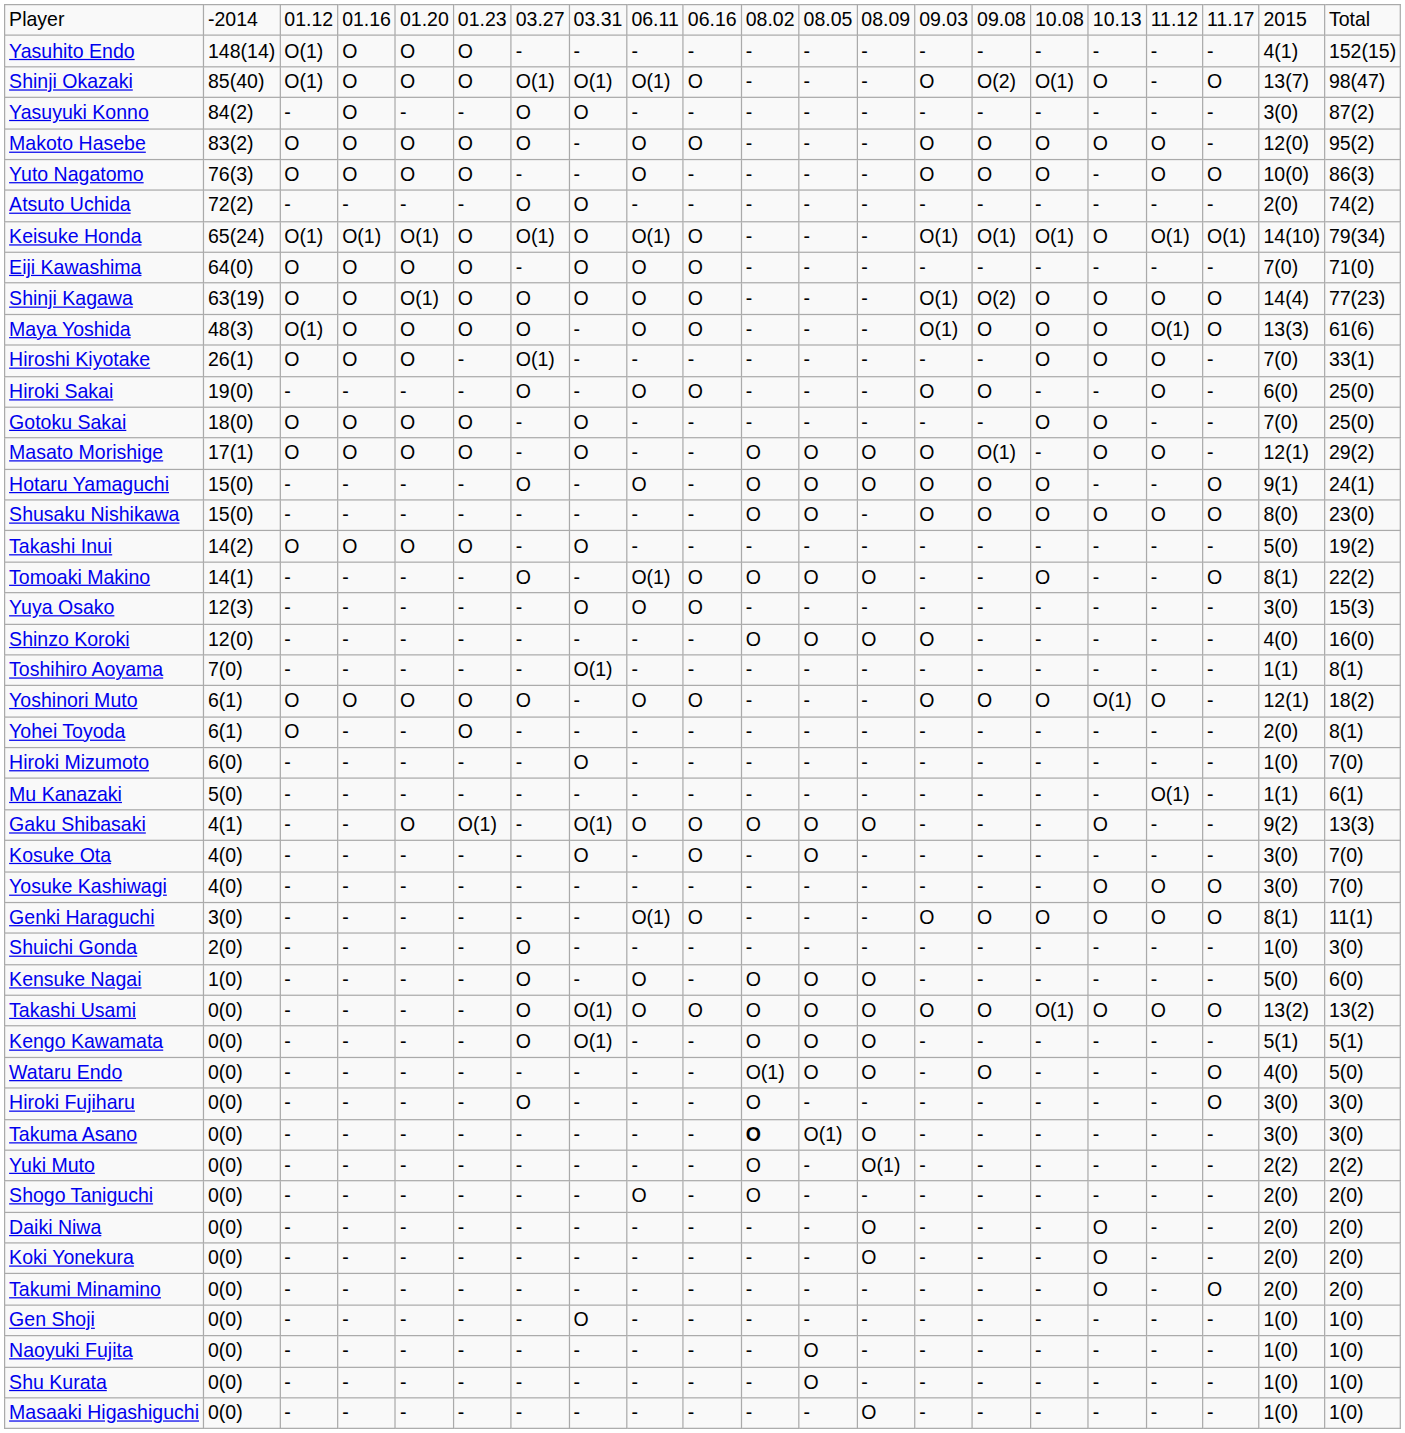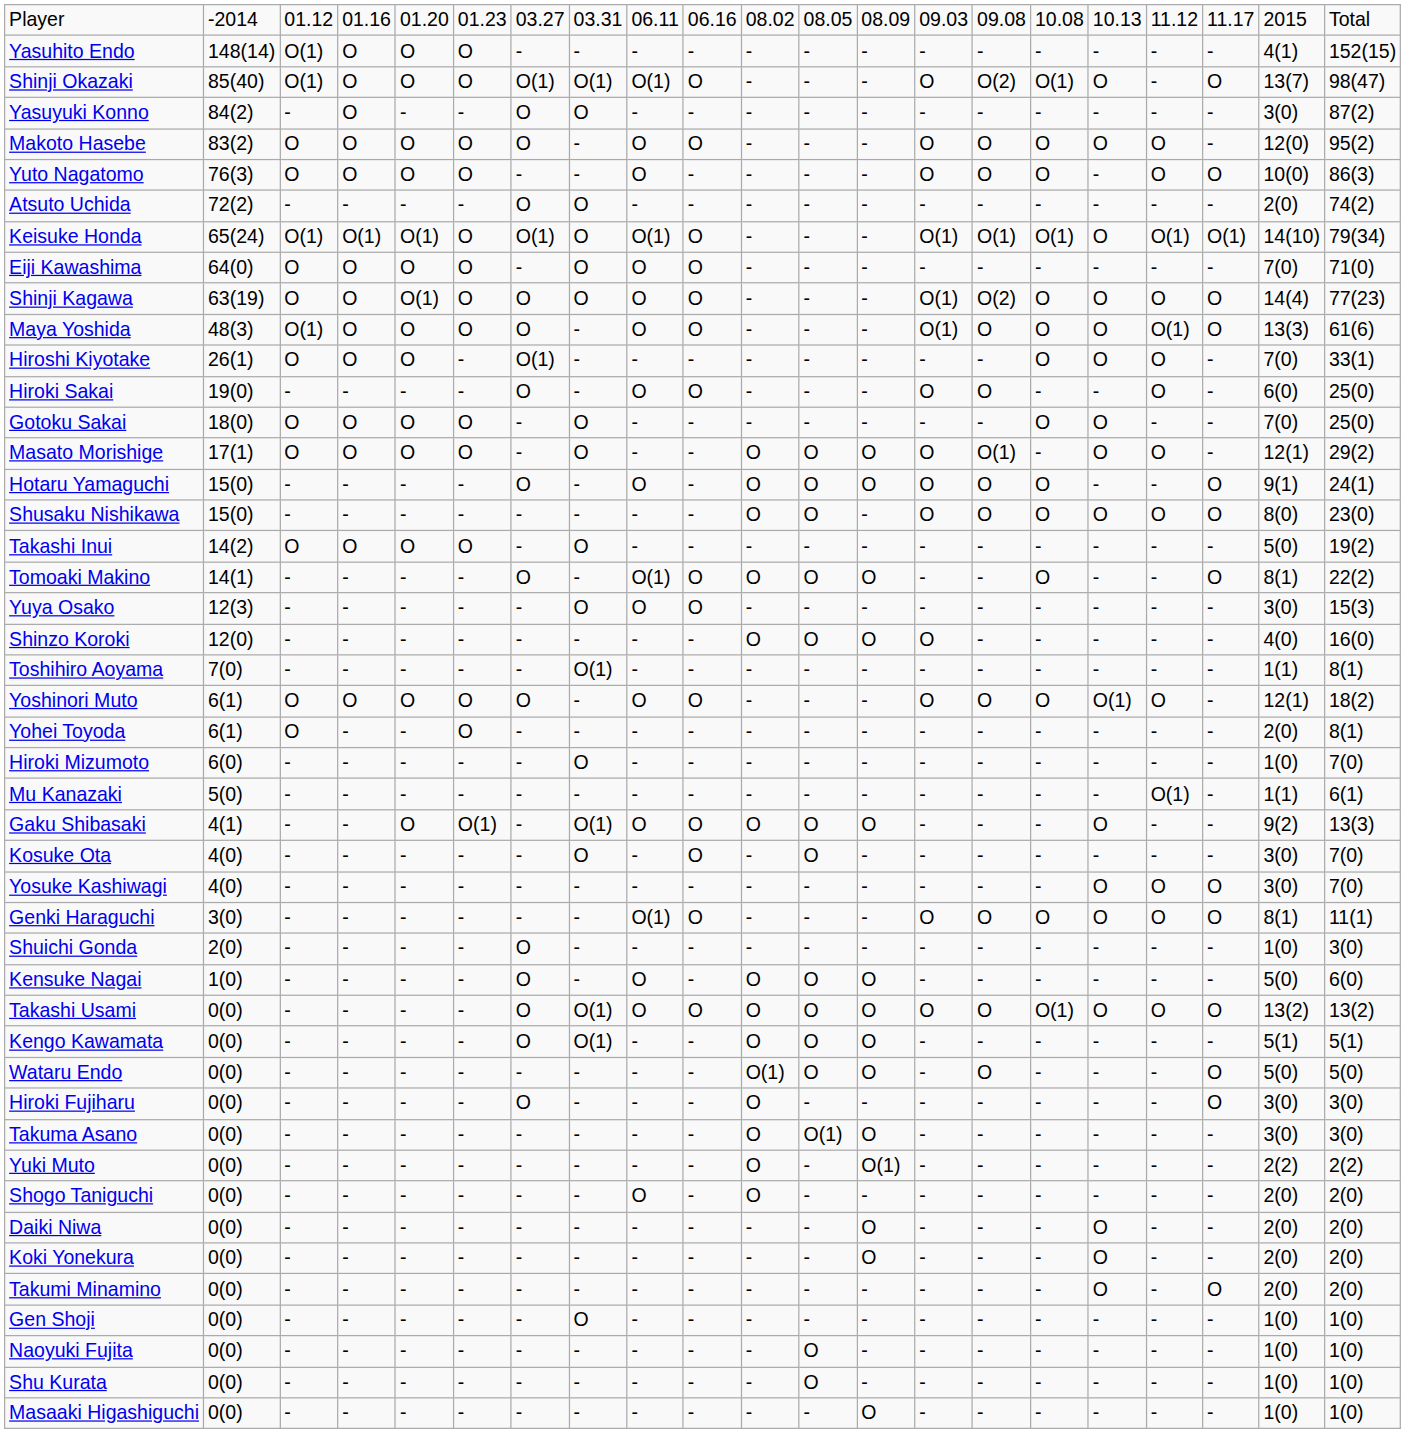(1281, 1072) 4(0) -> (1281, 1072) 5(0)
(753, 1134) bold -> (753, 1134) normal
